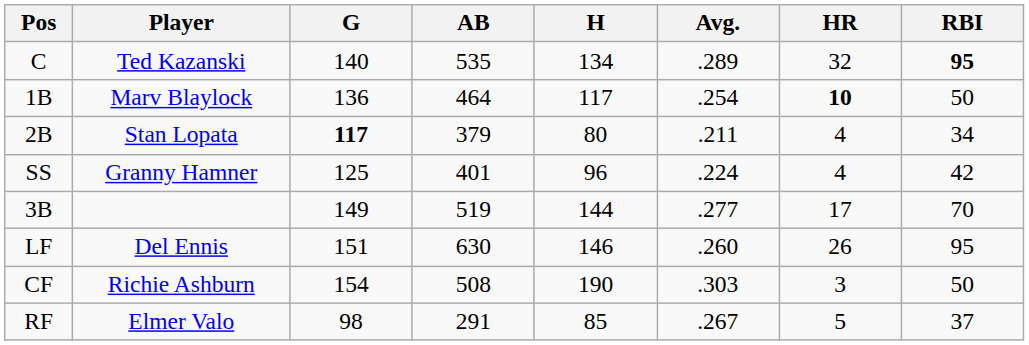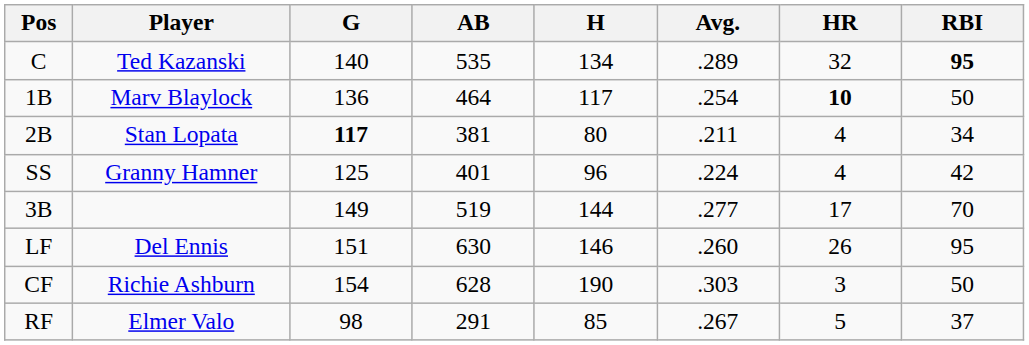(473, 135) 379 -> (473, 135) 381
(473, 284) 508 -> (473, 284) 628
